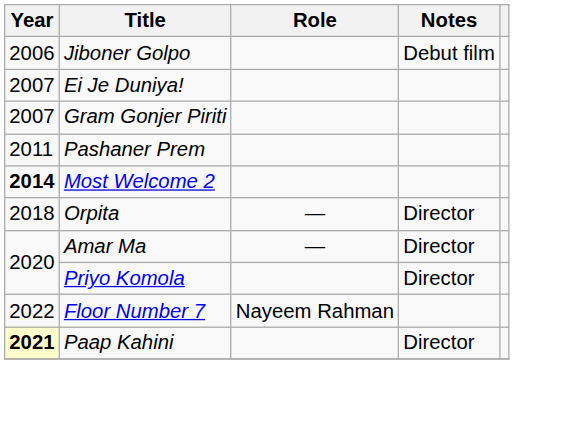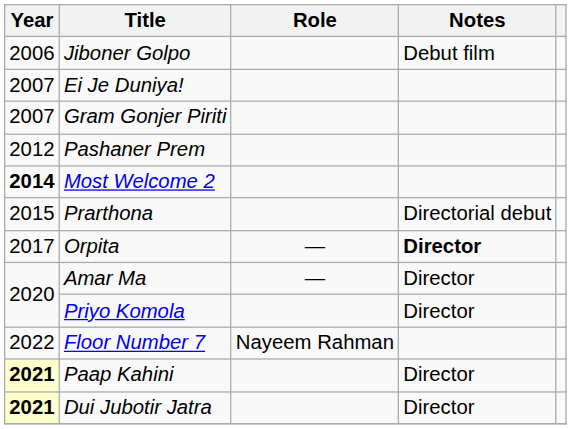(31, 149) 2011 -> (32, 149) 2012
+ row: (109, 213)
(32, 213) 2018 -> (32, 246) 2017
(439, 213) normal -> (442, 246) bold
+ row: (138, 407)
